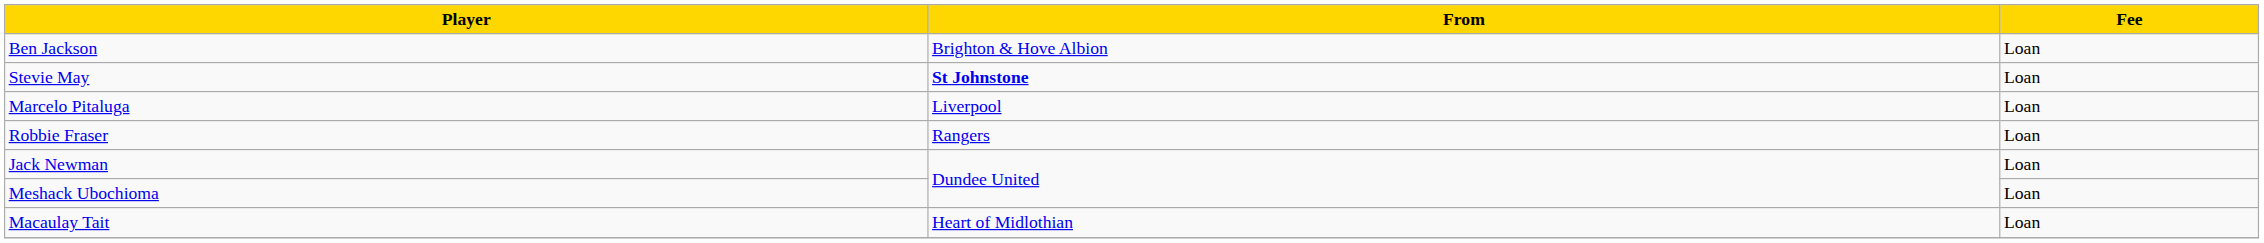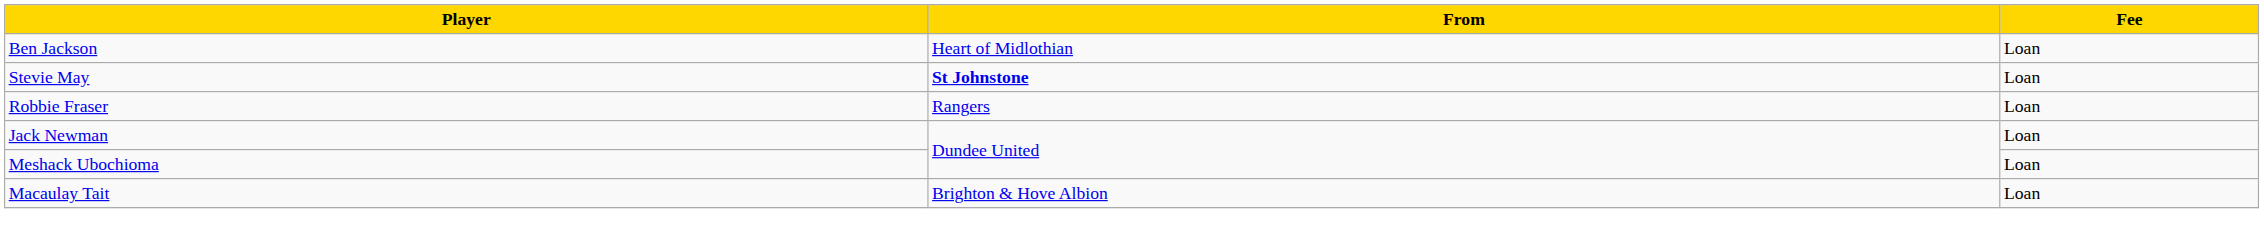(1020, 48) Brighton & Hove Albion -> (1003, 48) Heart of Midlothian
- row: (69, 106)
(1003, 222) Heart of Midlothian -> (1020, 193) Brighton & Hove Albion
